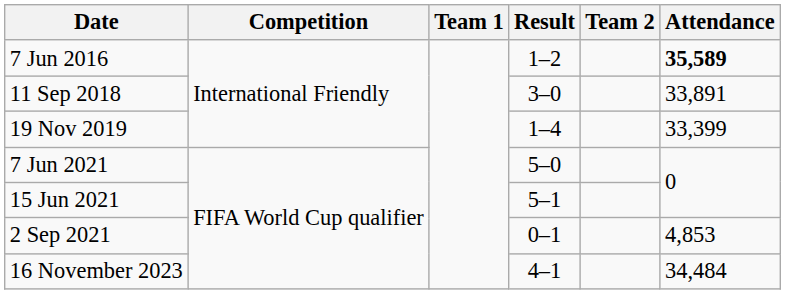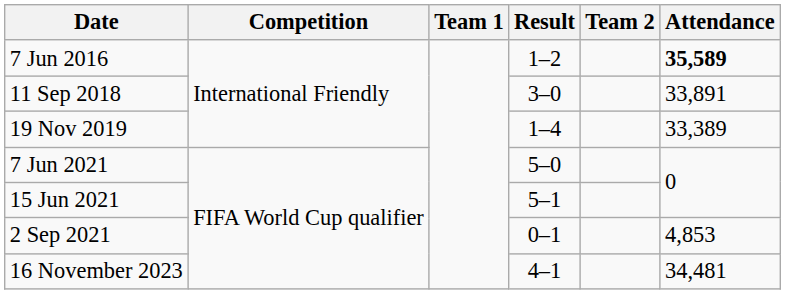(696, 128) 33,399 -> (696, 128) 33,389
(696, 270) 34,484 -> (696, 270) 34,481
